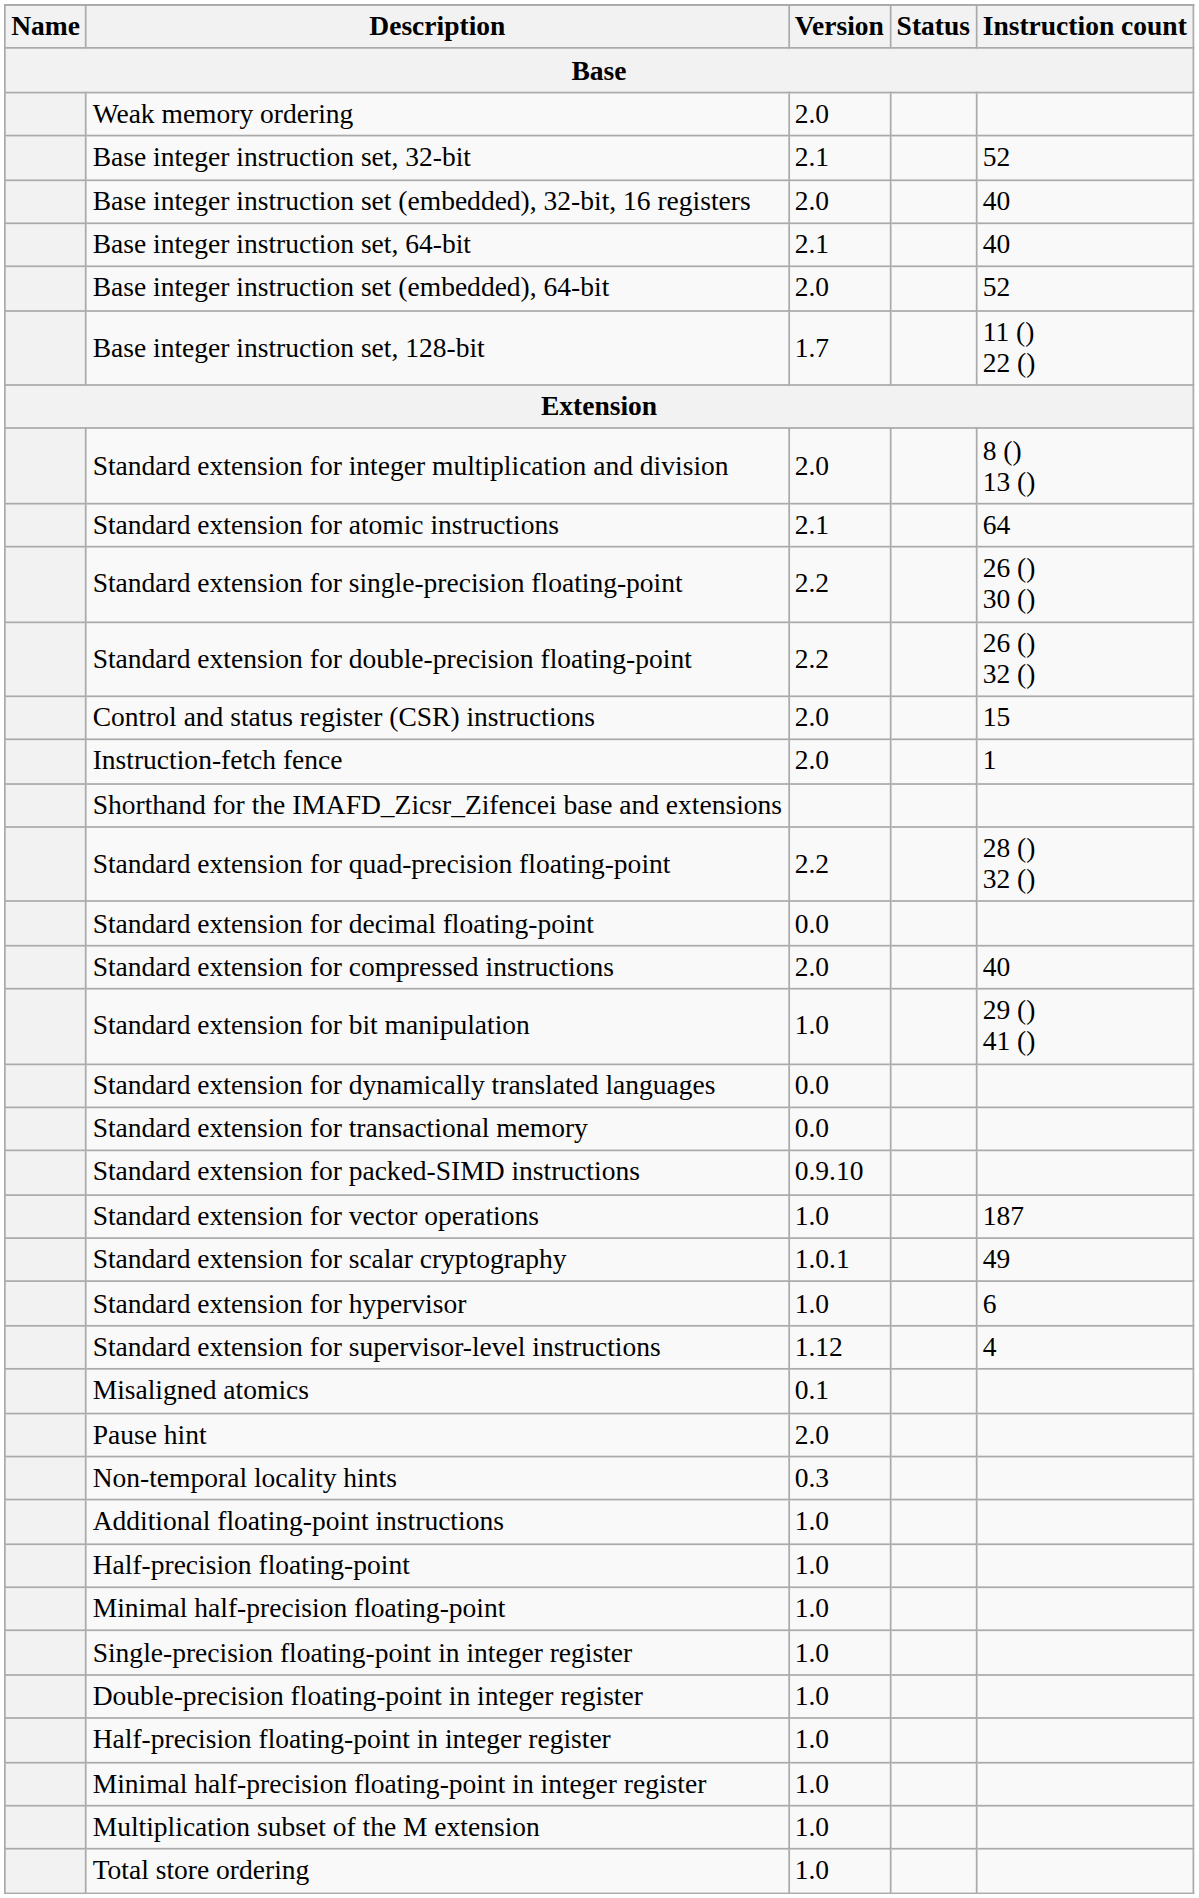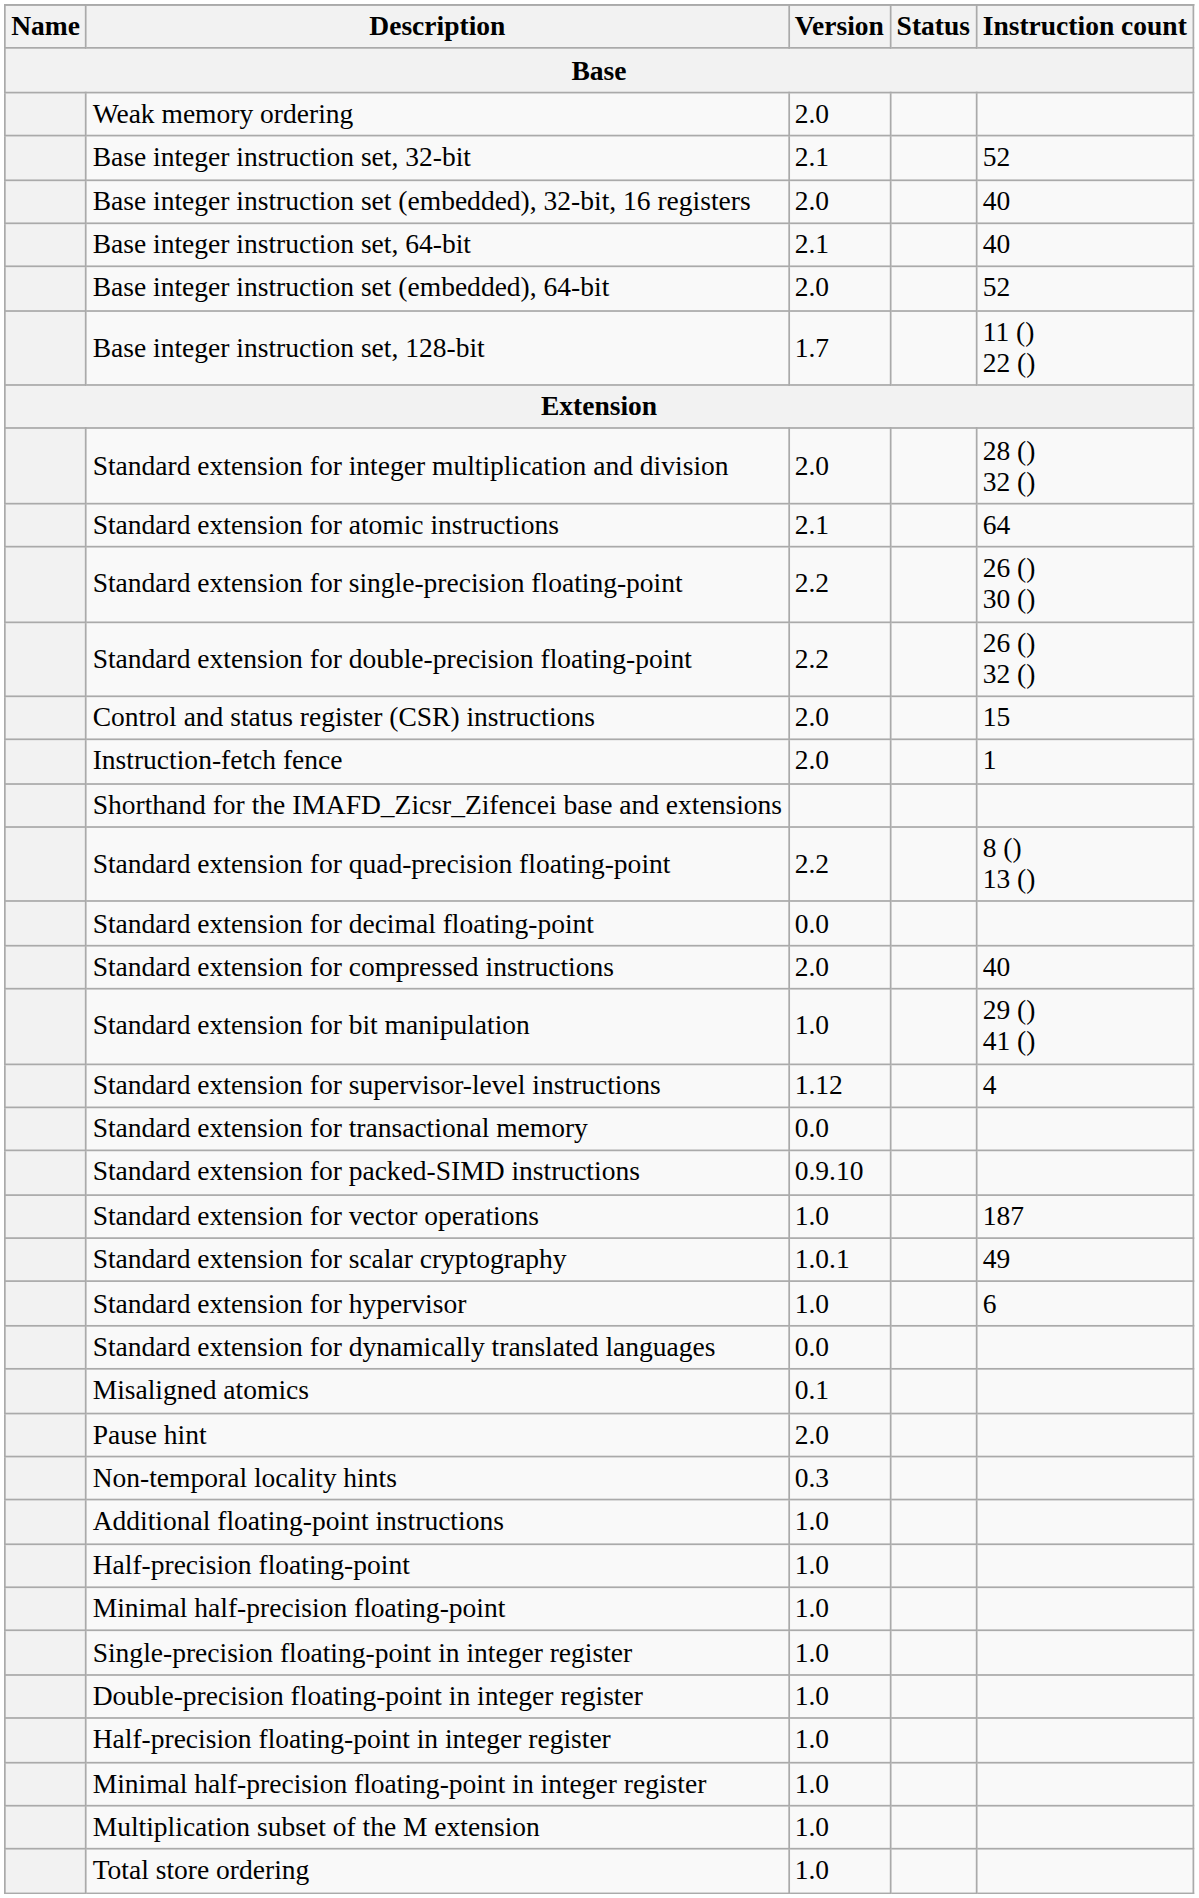(1009, 465) 8 () 13 () -> (1009, 465) 28 () 32 ()
(1009, 863) 28 () 32 () -> (1009, 863) 8 () 13 ()
rows swapped: (404, 1084) <-> (377, 1346)
